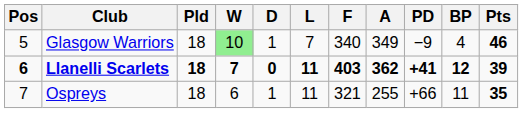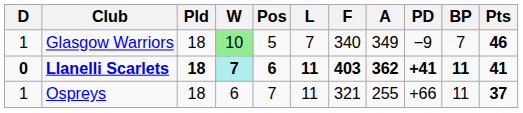columns swapped: (23, 17) <-> (272, 17)
(461, 42) 4 -> (461, 42) 7
(234, 68) no background -> (234, 68) paleturquoise background
(461, 68) 12 -> (461, 68) 11
(498, 68) 39 -> (498, 68) 41
(498, 94) 35 -> (498, 94) 37
